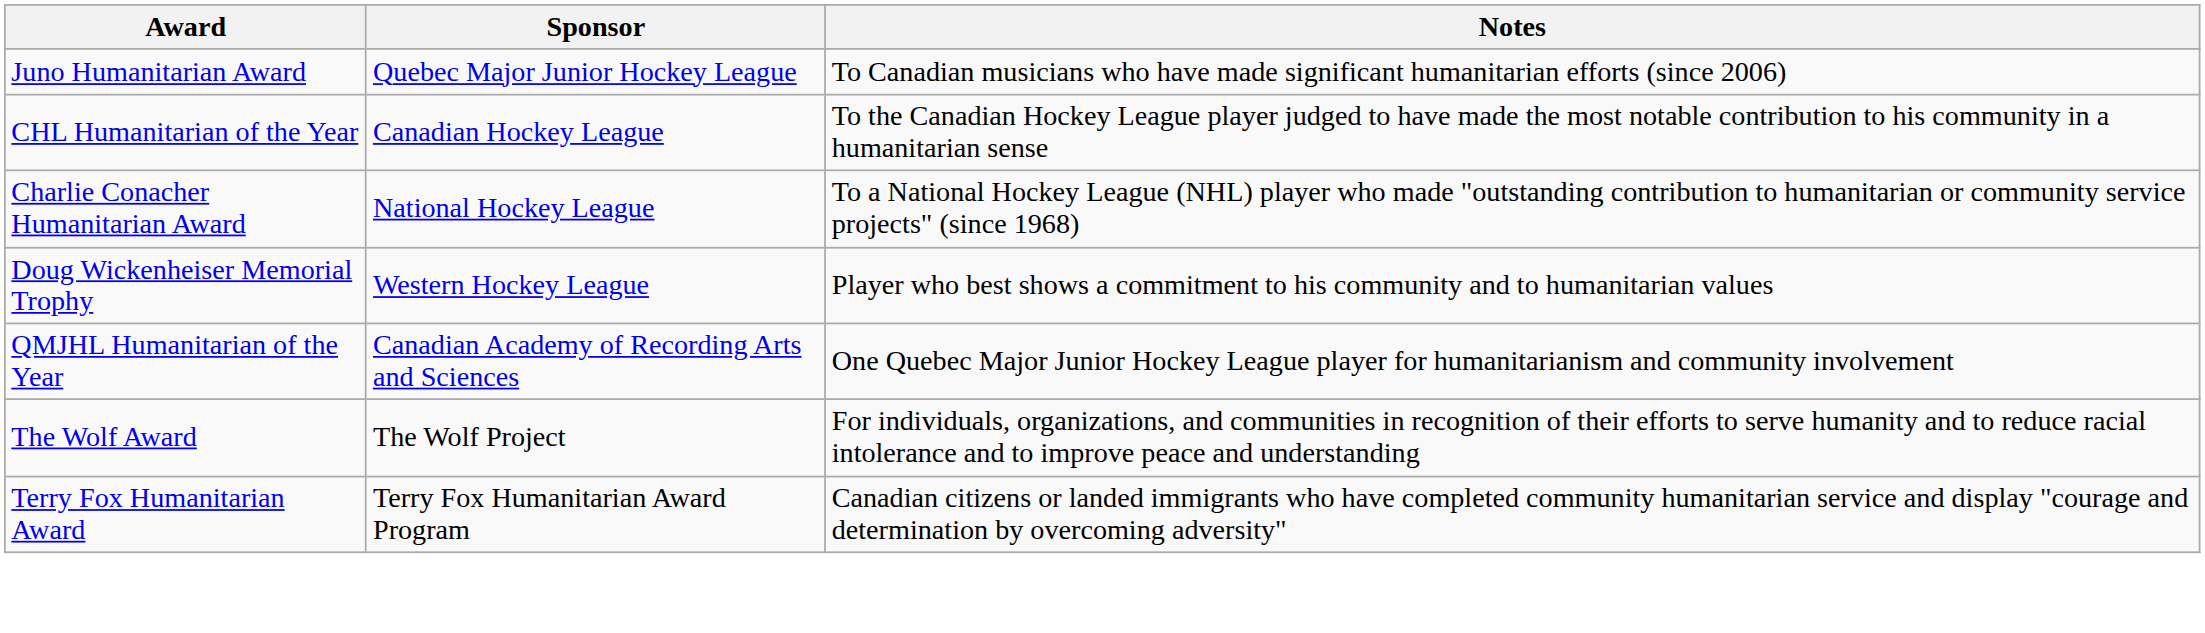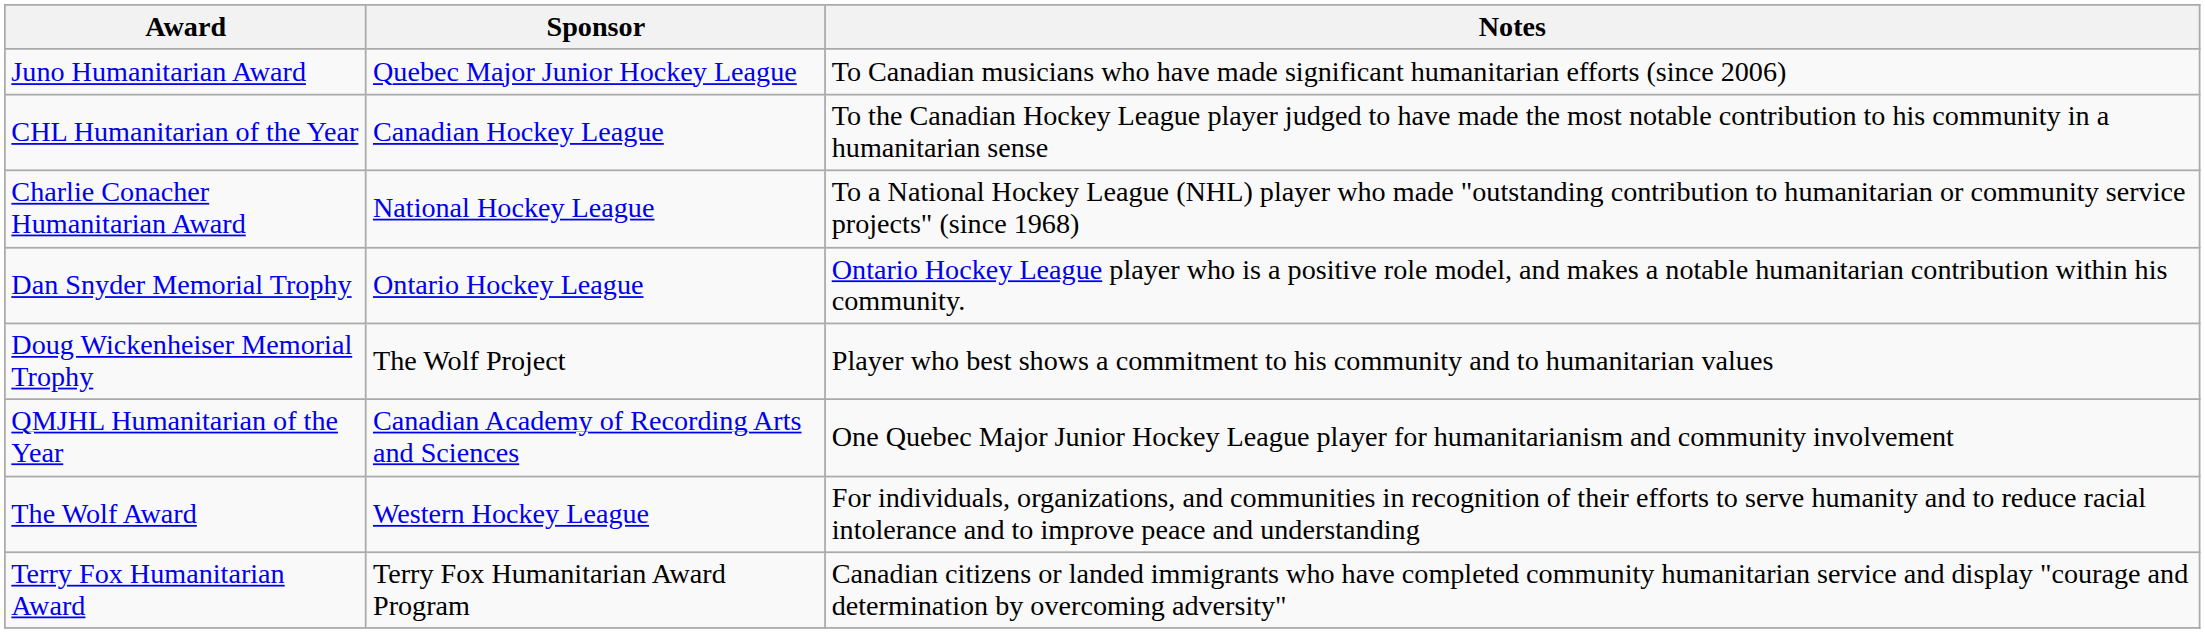+ row: (181, 284)
(511, 284) Western Hockey League -> (469, 361) The Wolf Project
(469, 437) The Wolf Project -> (511, 513) Western Hockey League
